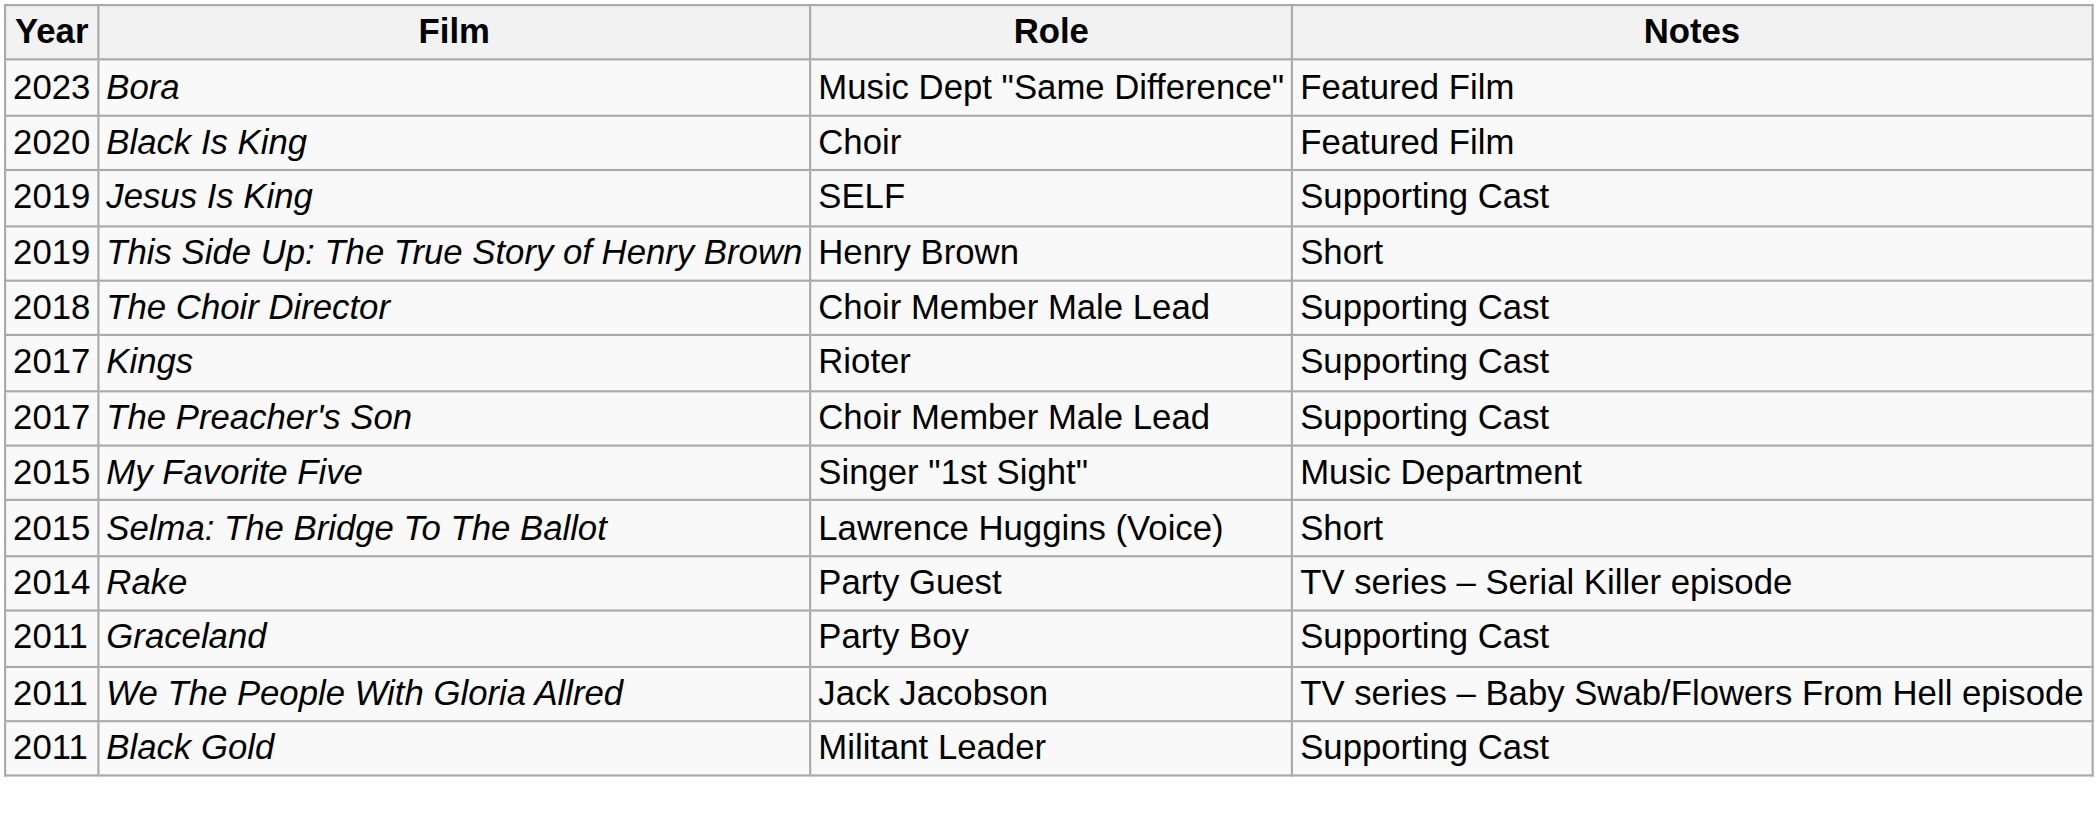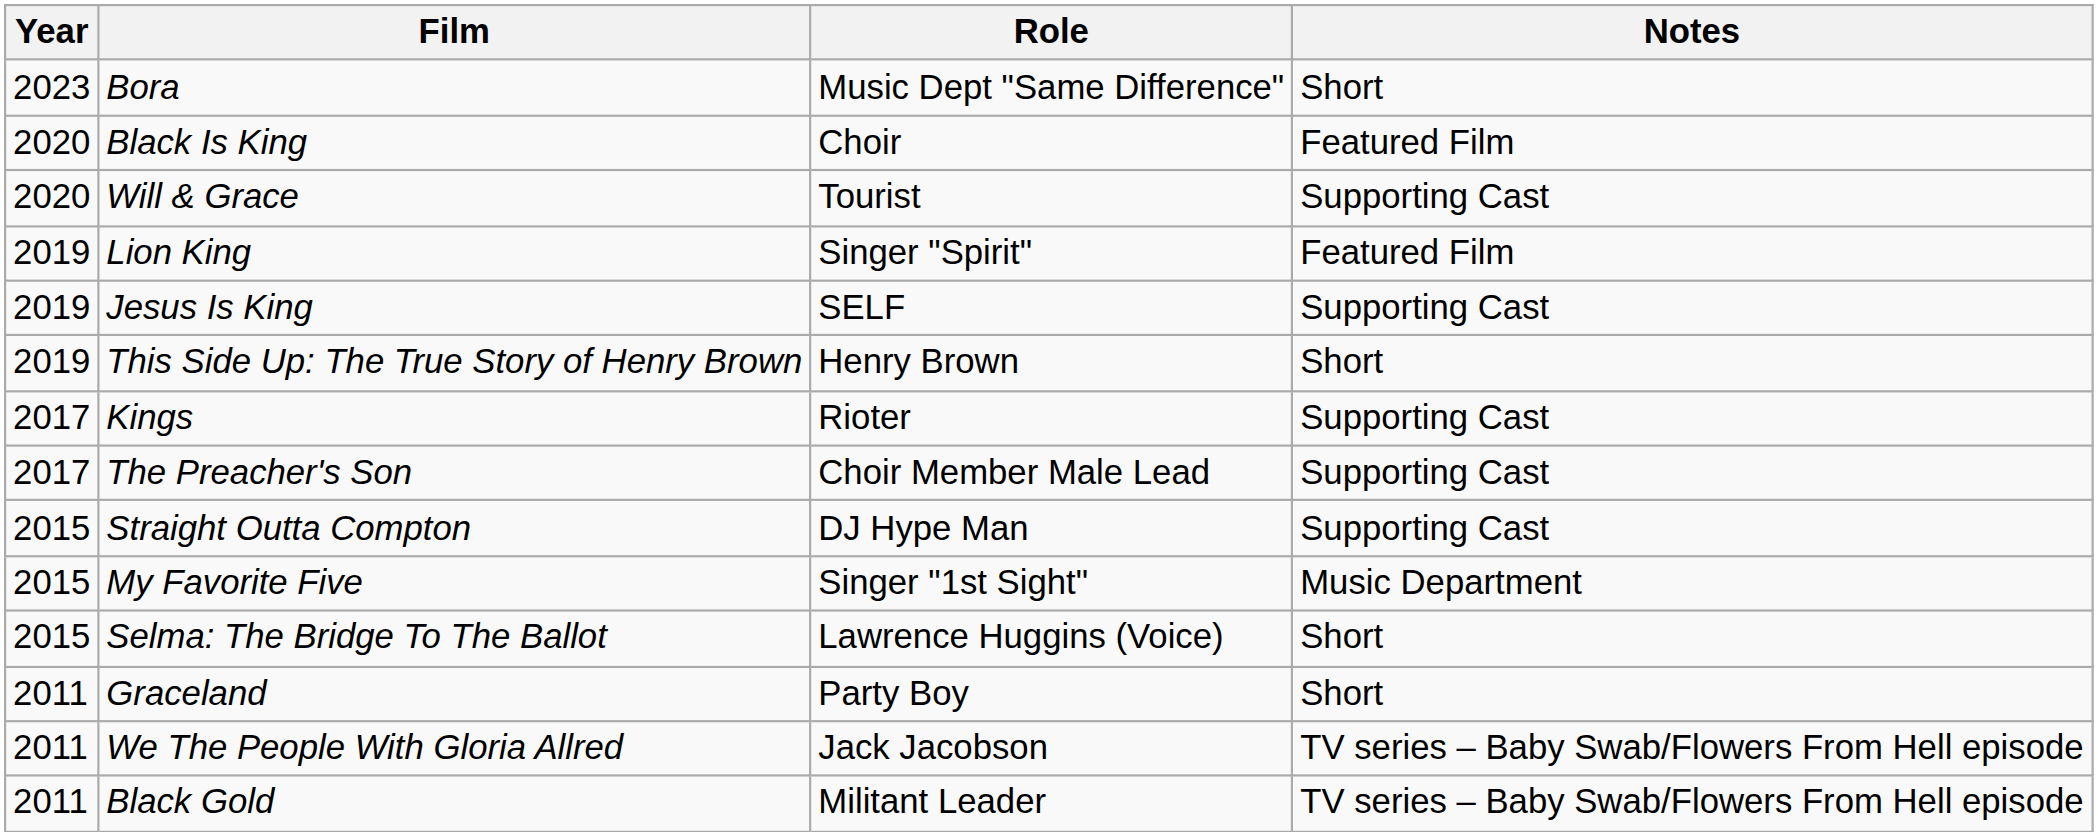(1407, 87) Featured Film -> (1342, 87) Short
+ row: (203, 197)
+ row: (179, 252)
- row: (248, 307)
+ row: (289, 527)
- row: (147, 582)
(1425, 637) Supporting Cast -> (1342, 692) Short
(1425, 747) Supporting Cast -> (1692, 802) TV series – Baby Swab/Flowers From Hell episode
